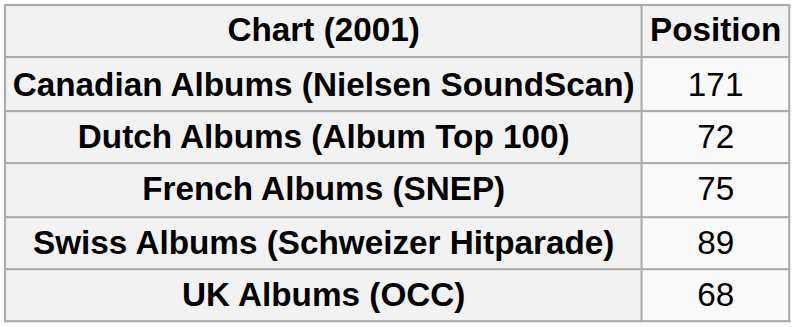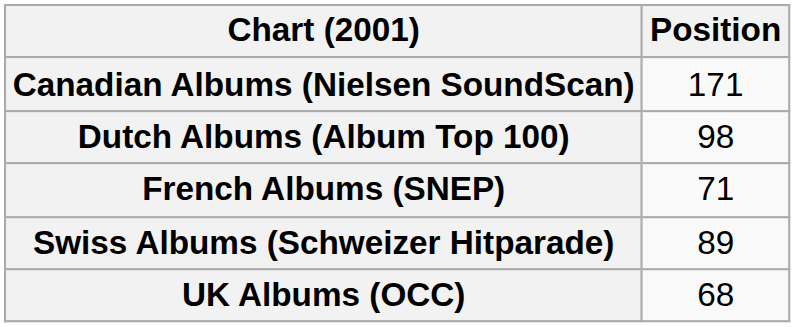(716, 136) 72 -> (716, 136) 98
(716, 189) 75 -> (716, 189) 71
